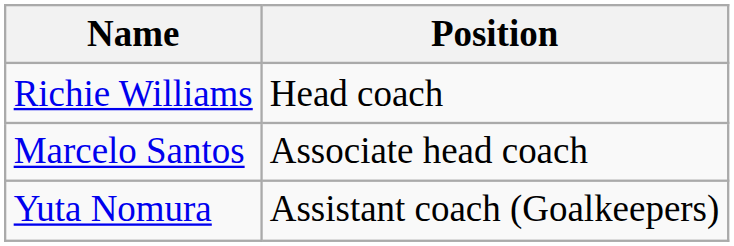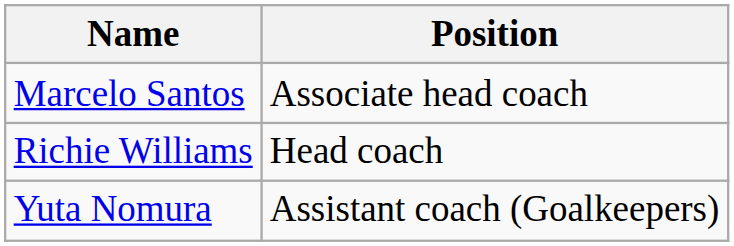rows swapped: (133, 92) <-> (129, 151)
